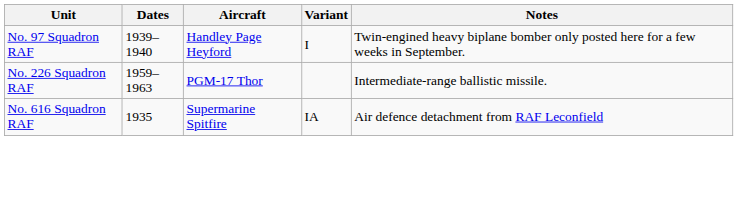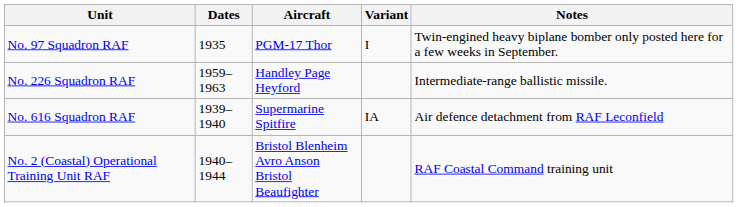(142, 44) 1939–1940 -> (212, 44) 1935
(224, 44) Handley Page Heyford -> (293, 44) PGM-17 Thor
(225, 80) PGM-17 Thor -> (293, 80) Handley Page Heyford
(139, 116) 1935 -> (215, 116) 1939–1940
+ row: (82, 168)
